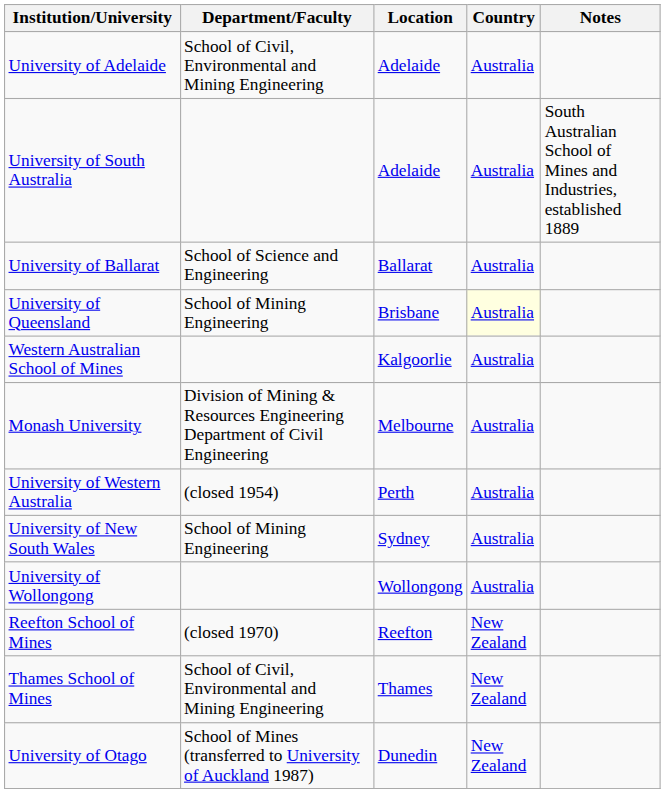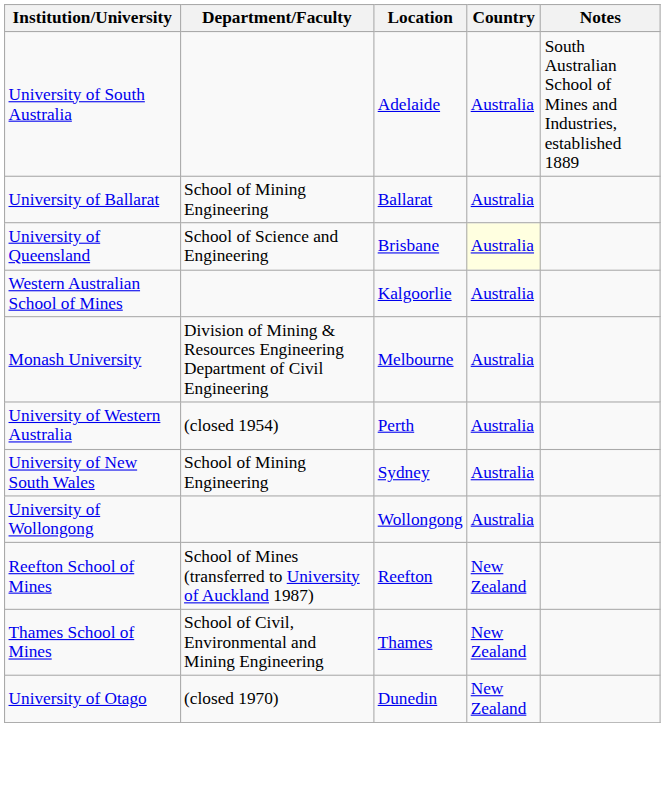- row: (87, 65)
(261, 265) School of Science and Engineering -> (245, 199) School of Mining Engineering
(245, 312) School of Mining Engineering -> (261, 246) School of Science and Engineering
(231, 632) (closed 1970) -> (272, 575) School of Mines (transferred to University of Auckland 1987)
(272, 755) School of Mines (transferred to University of Auckland 1987) -> (231, 698) (closed 1970)
